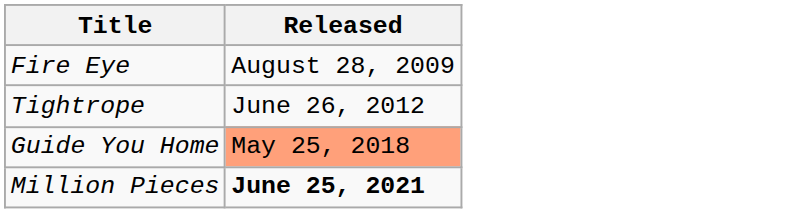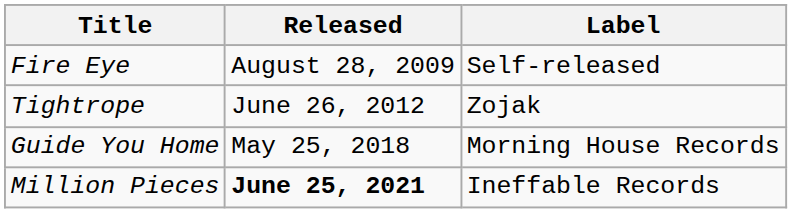+ column: (623, 25)
(321, 147) lightsalmon background -> (321, 147) no background
